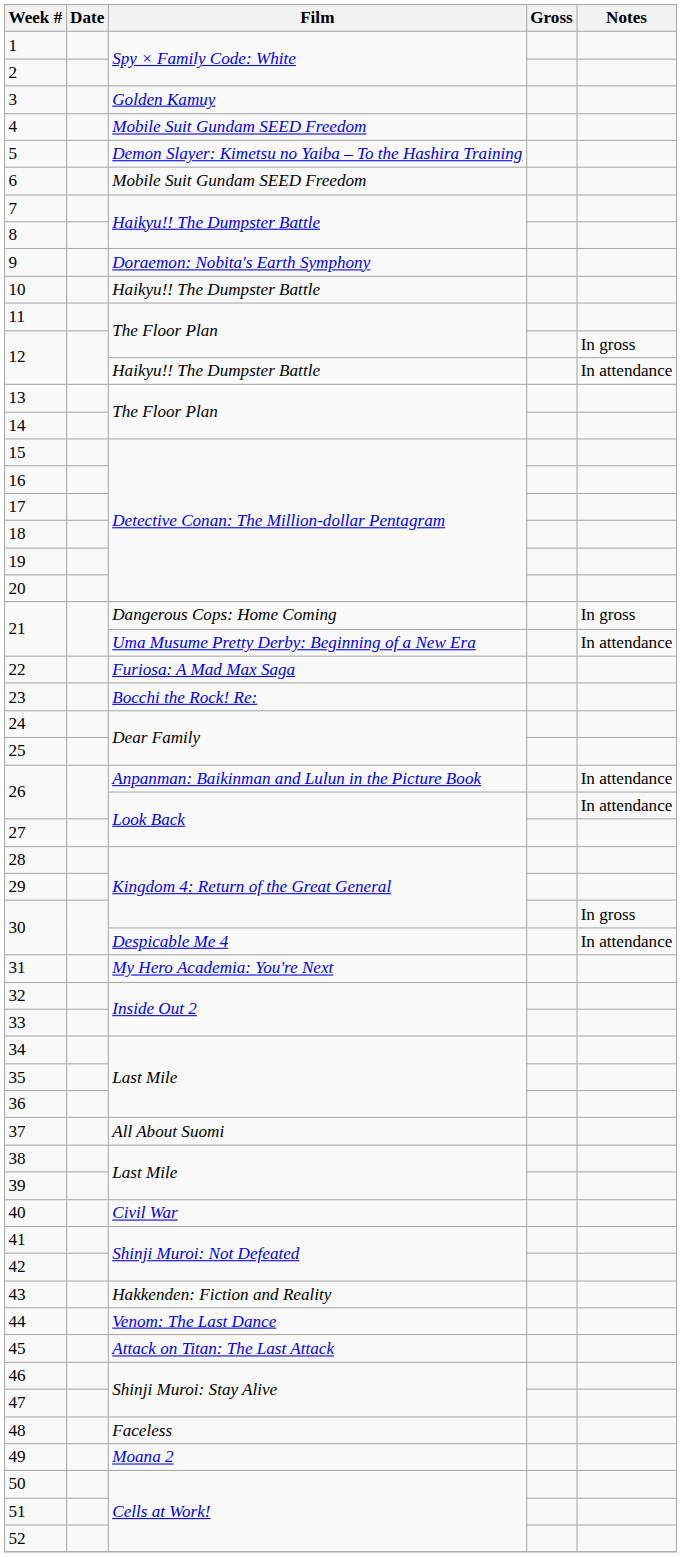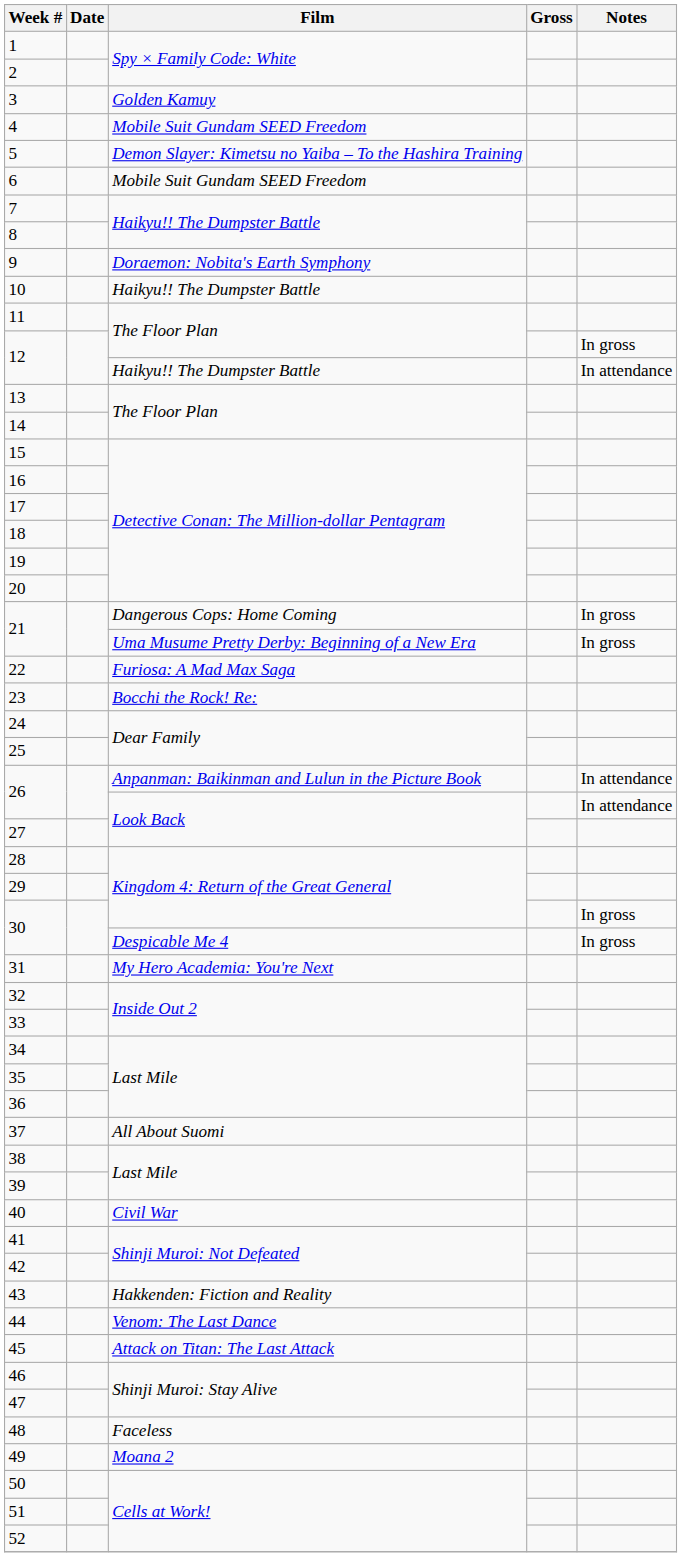(626, 642) In attendance -> (608, 642) In gross
(626, 941) In attendance -> (608, 941) In gross
